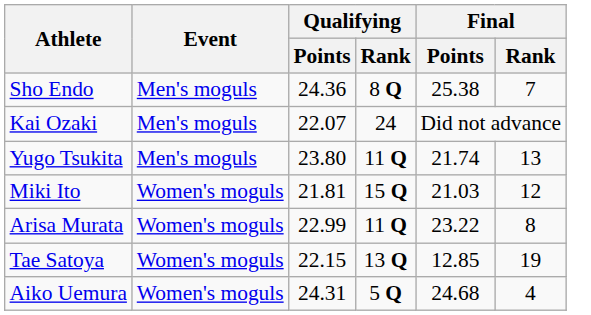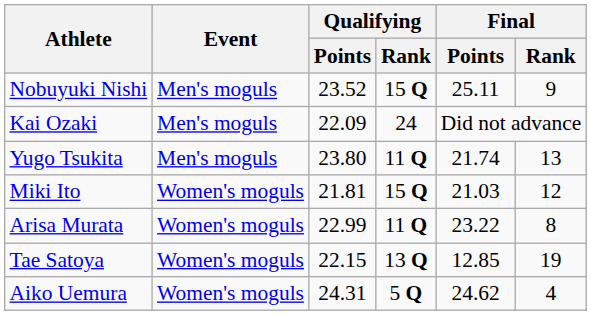- row: (52, 89)
+ row: (78, 89)
(322, 123) 22.07 -> (342, 123) 22.09
(455, 293) 24.68 -> (476, 293) 24.62
